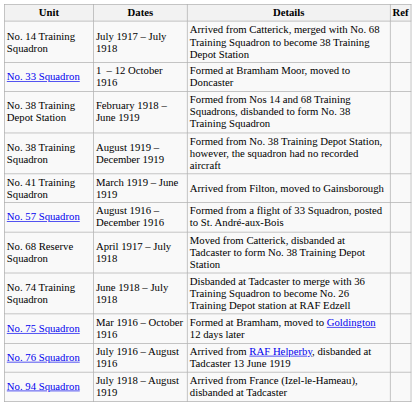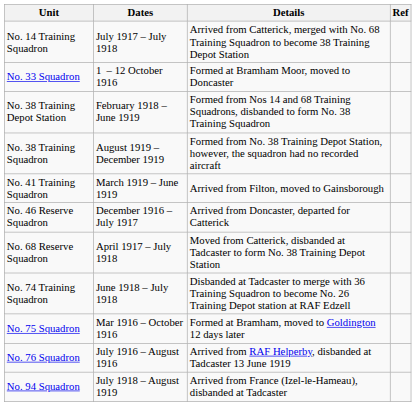+ row: (40, 217)
- row: (43, 217)
